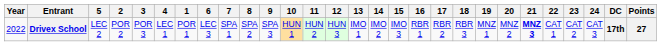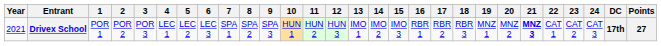columns swapped: (187, 11) <-> (99, 11)
(16, 29) 2022 -> (16, 29) 2021
